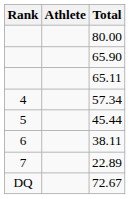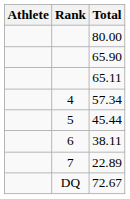columns swapped: (23, 15) <-> (65, 15)
